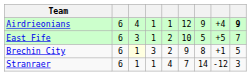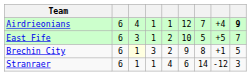(203, 24) 9 -> (203, 24) 7
(186, 64) 7 -> (186, 64) 6
